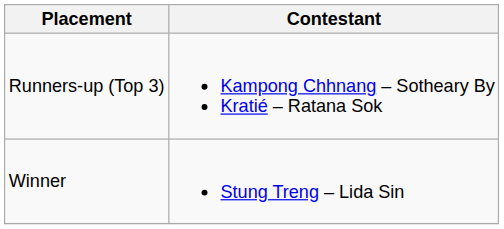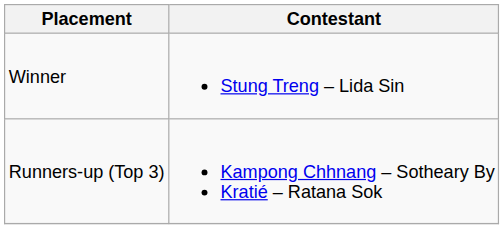rows swapped: (37, 181) <-> (87, 86)
